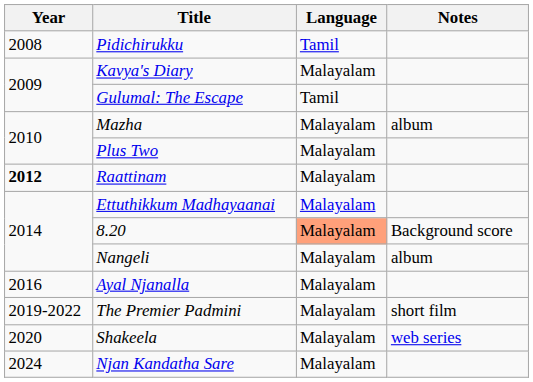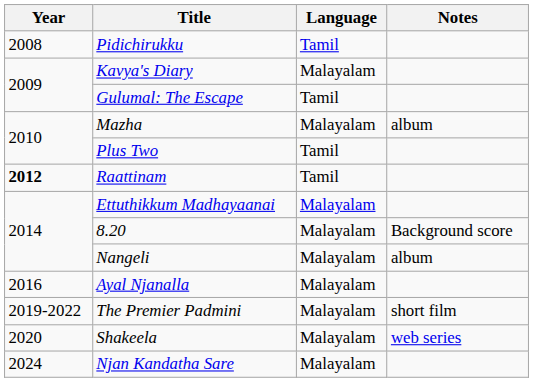(338, 151) Malayalam -> (319, 151) Tamil
(338, 177) Malayalam -> (319, 177) Tamil
(338, 230) lightsalmon background -> (338, 230) no background
